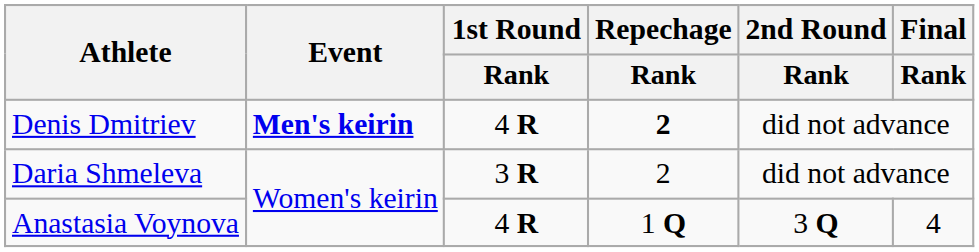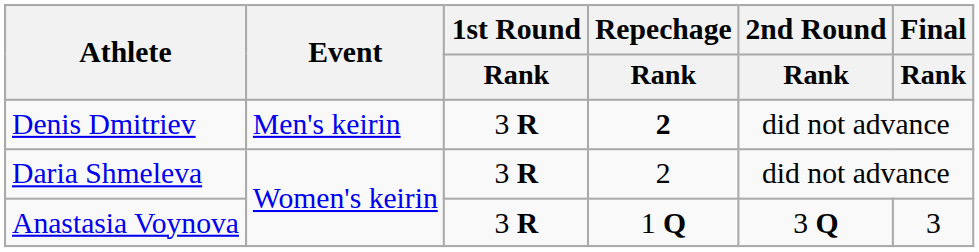(333, 124) bold -> (327, 124) normal
(516, 124) 4 R -> (516, 124) 3 R
(516, 222) 4 R -> (516, 222) 3 R
(933, 222) 4 -> (933, 222) 3
